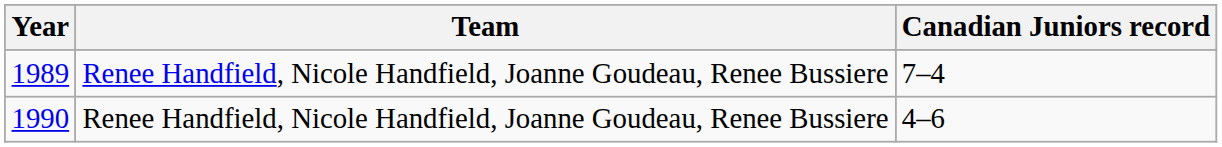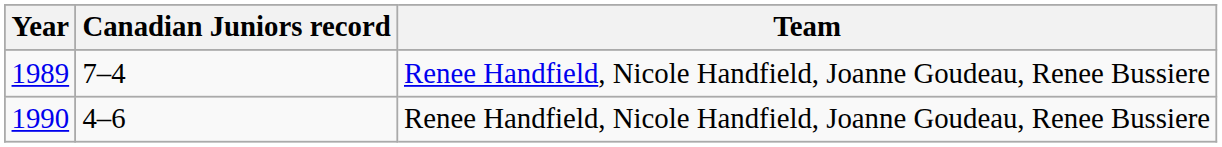columns swapped: (485, 27) <-> (1056, 27)
